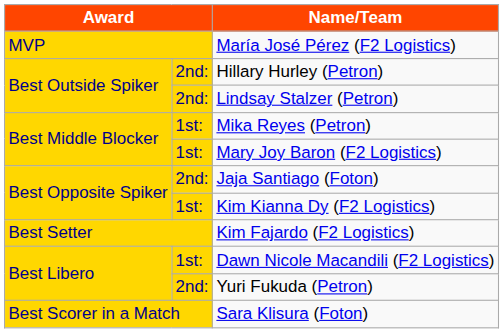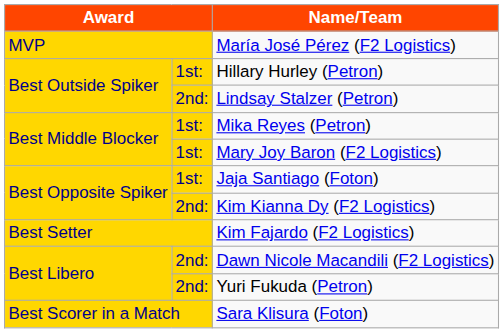(192, 71) 2nd: -> (189, 71) 1st:
(192, 179) 2nd: -> (189, 179) 1st:
(189, 206) 1st: -> (192, 206) 2nd:
(189, 260) 1st: -> (192, 260) 2nd:
